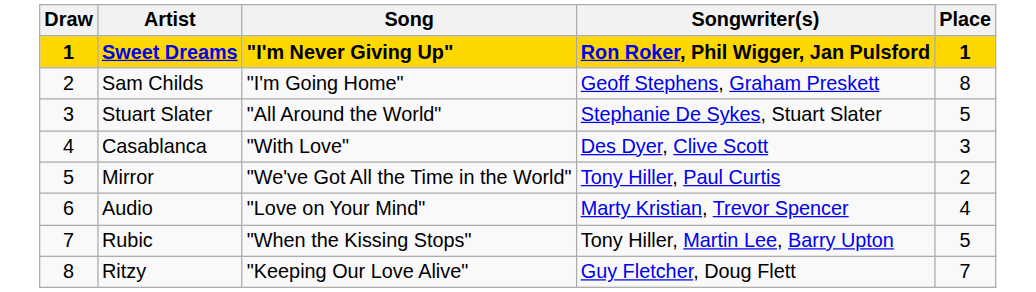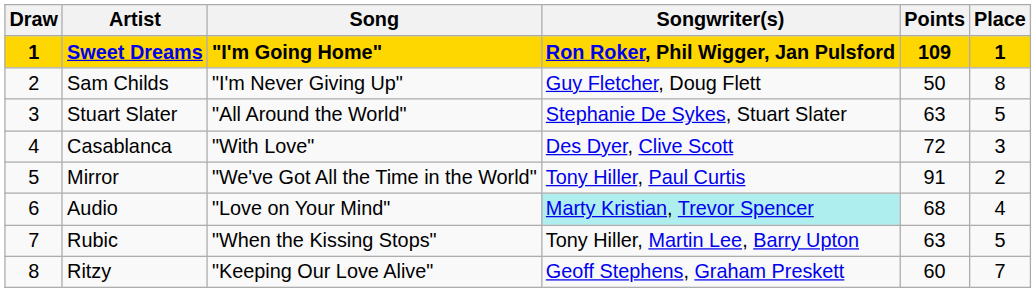+ column: (935, 20)
(350, 51) "I'm Never Giving Up" -> (297, 51) "I'm Going Home"
(325, 83) "I'm Going Home" -> (307, 83) "I'm Never Giving Up"
(730, 83) Geoff Stephens, Graham Preskett -> (653, 83) Guy Fletcher, Doug Flett
(715, 209) no background -> (680, 209) paleturquoise background
(688, 271) Guy Fletcher, Doug Flett -> (695, 271) Geoff Stephens, Graham Preskett
